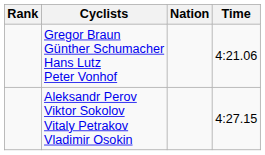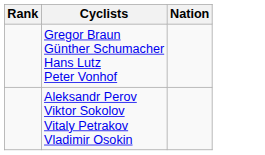- column: (236, 14)
